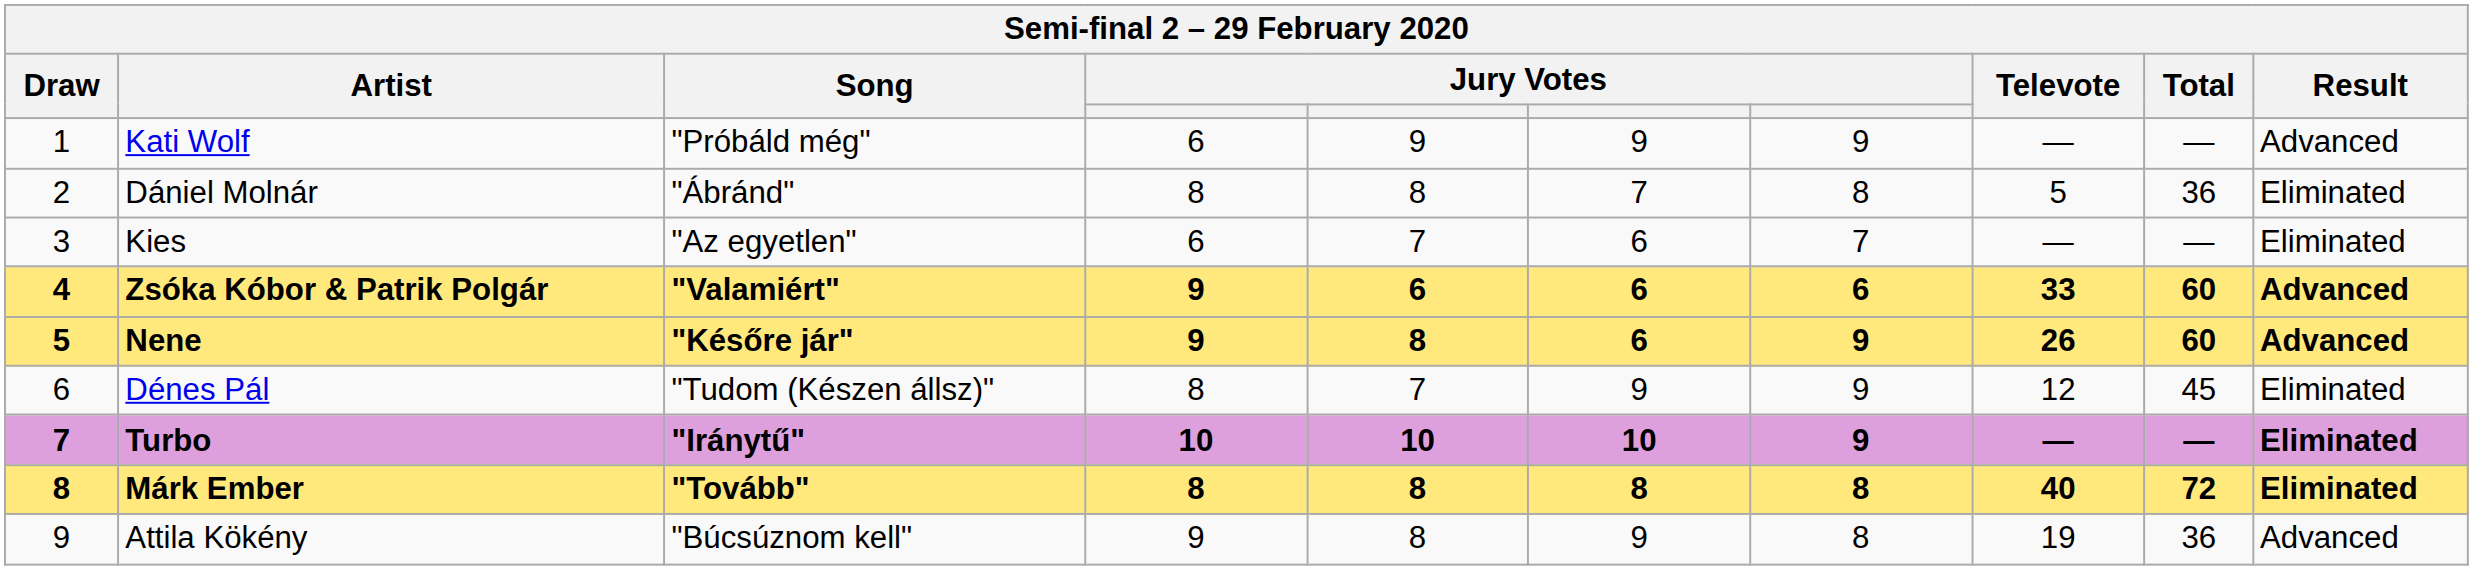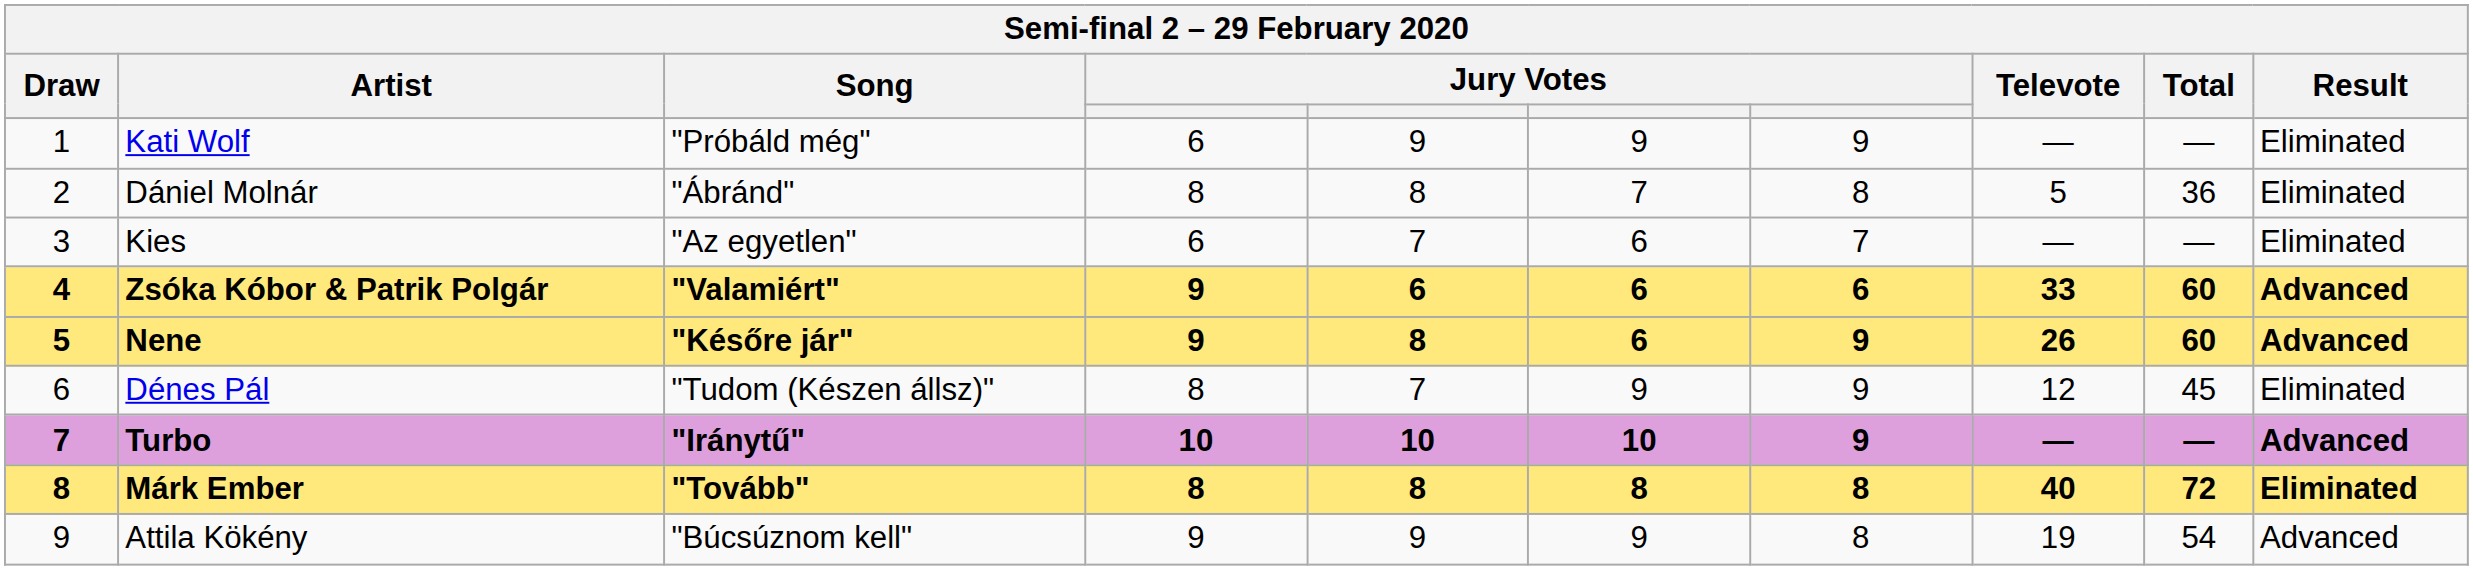(2329, 142) Advanced -> (2333, 142) Eliminated
(2339, 439) Eliminated -> (2335, 439) Advanced
(1418, 538) 8 -> (1418, 538) 9
(2199, 538) 36 -> (2199, 538) 54
